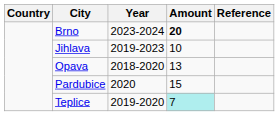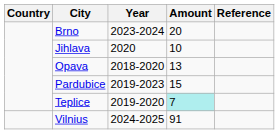(176, 31) bold -> (176, 31) normal
(137, 48) 2019-2023 -> (123, 48) 2020
(123, 84) 2020 -> (137, 84) 2019-2023
+ row: (71, 119)
